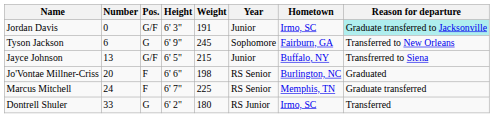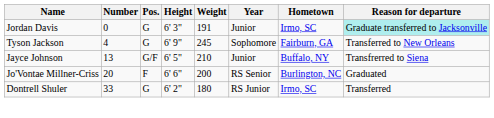(150, 27) G/F -> (146, 27) G
(106, 43) 6 -> (106, 43) 4
(204, 58) 215 -> (204, 58) 210
(204, 74) 198 -> (204, 74) 200
- row: (39, 89)
